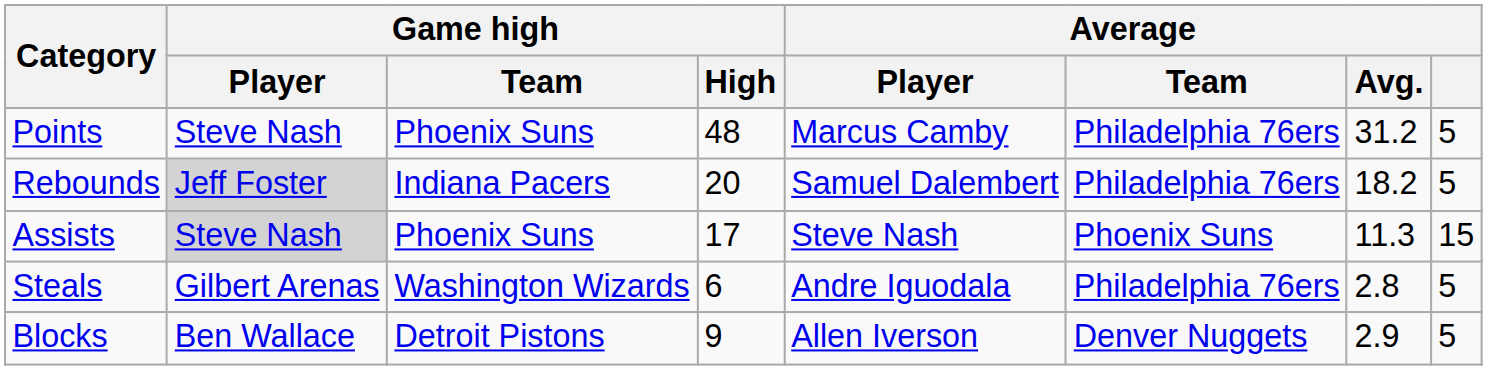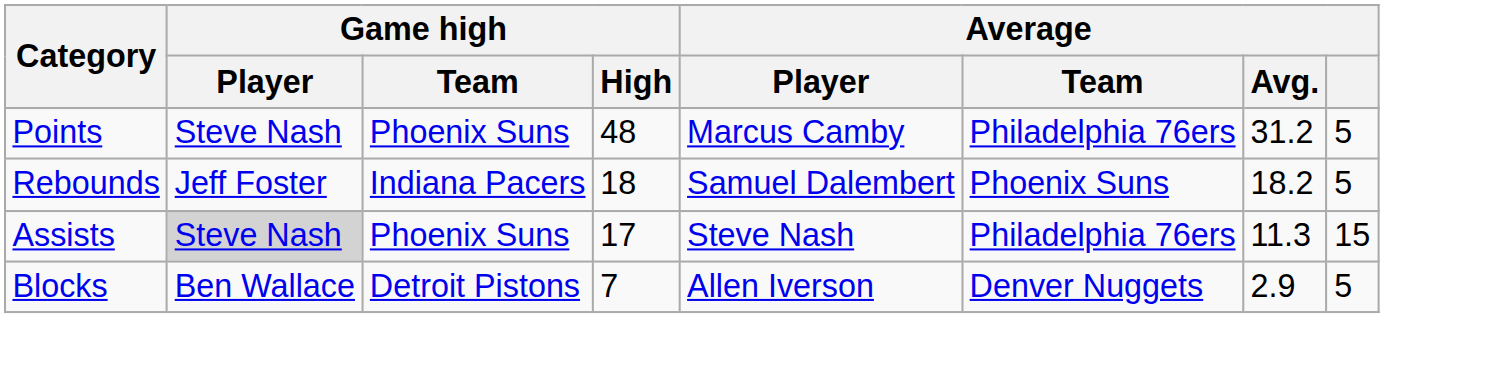(251, 183) lightgrey background -> (251, 183) no background
(722, 183) 20 -> (618, 183) 18
(1207, 183) Philadelphia 76ers -> (1069, 183) Phoenix Suns
(1173, 235) Phoenix Suns -> (1103, 235) Philadelphia 76ers
- row: (57, 286)
(713, 337) 9 -> (609, 286) 7
